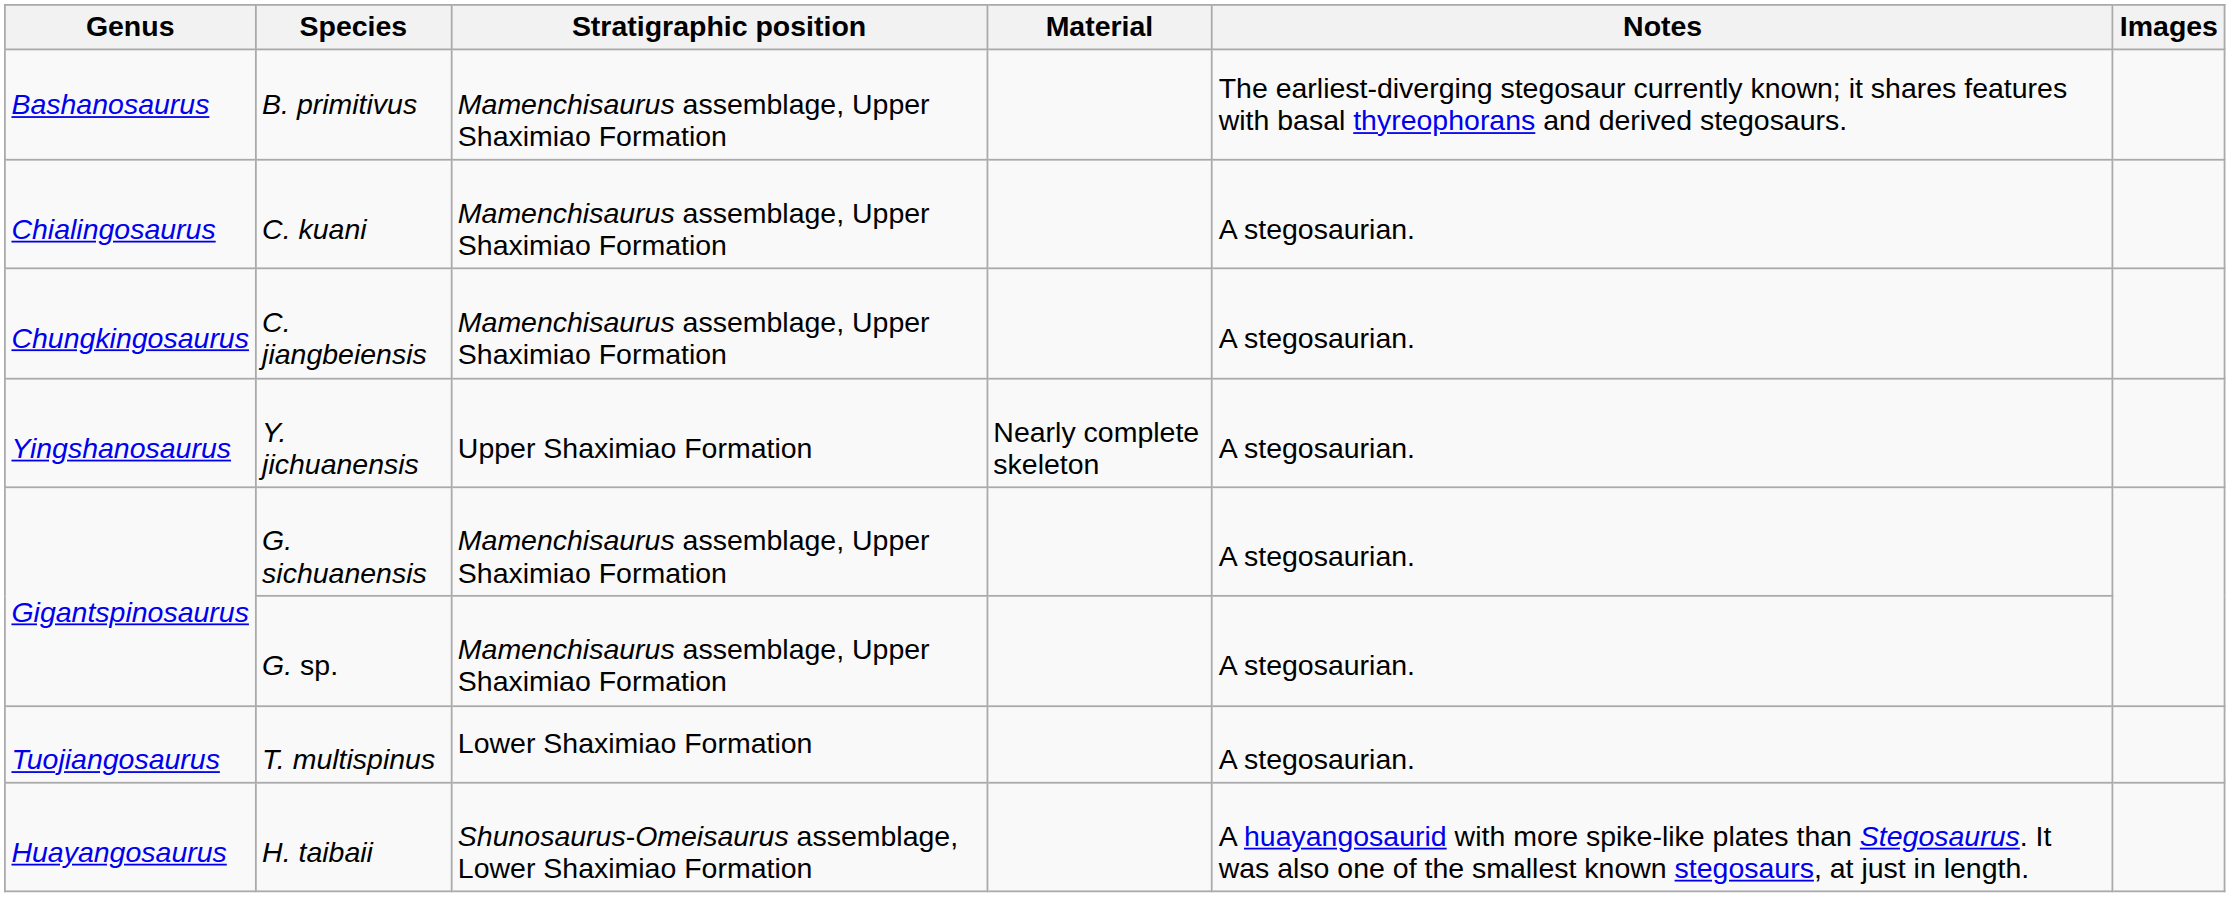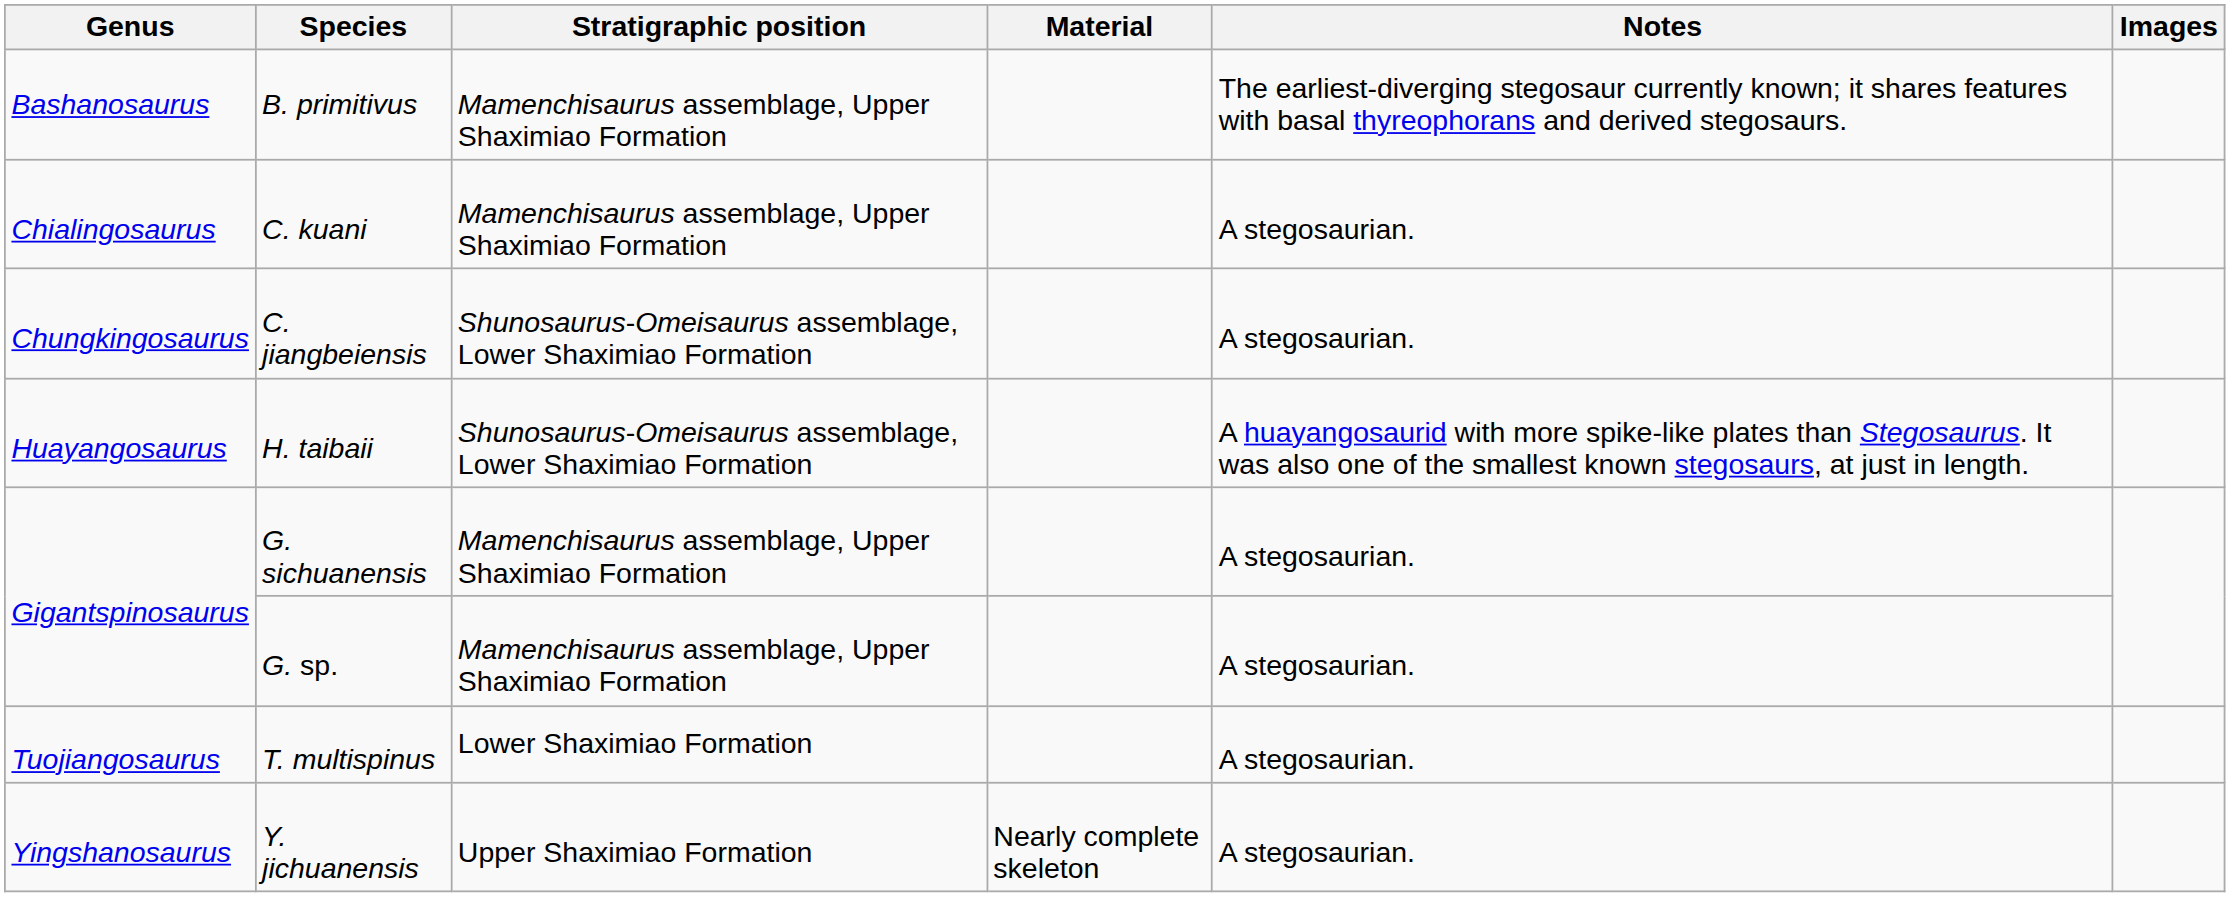(694, 338) Mamenchisaurus assemblage, Upper Shaximiao Formation -> (708, 338) Shunosaurus-Omeisaurus assemblage, Lower Shaximiao Formation
rows swapped: (317, 853) <-> (340, 448)
